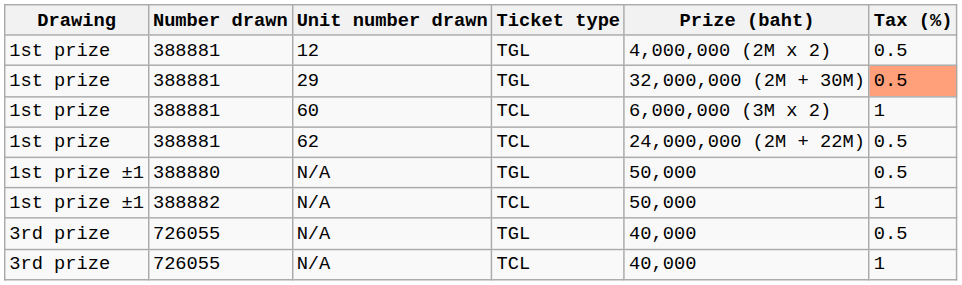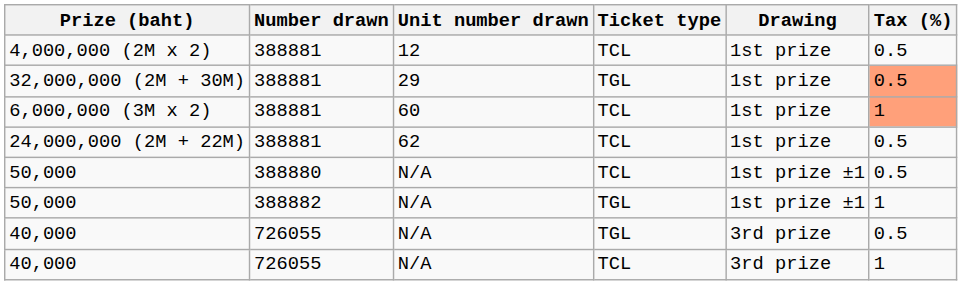columns swapped: (77, 20) <-> (747, 20)
(513, 50) TGL -> (614, 50) TCL
(879, 112) no background -> (879, 112) lightsalmon background
(513, 173) TGL -> (614, 173) TCL
(513, 203) TCL -> (614, 203) TGL
